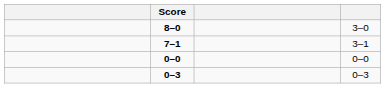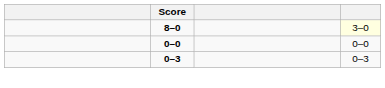(360, 28) no background -> (360, 28) lightyellow background
- row: (172, 43)
